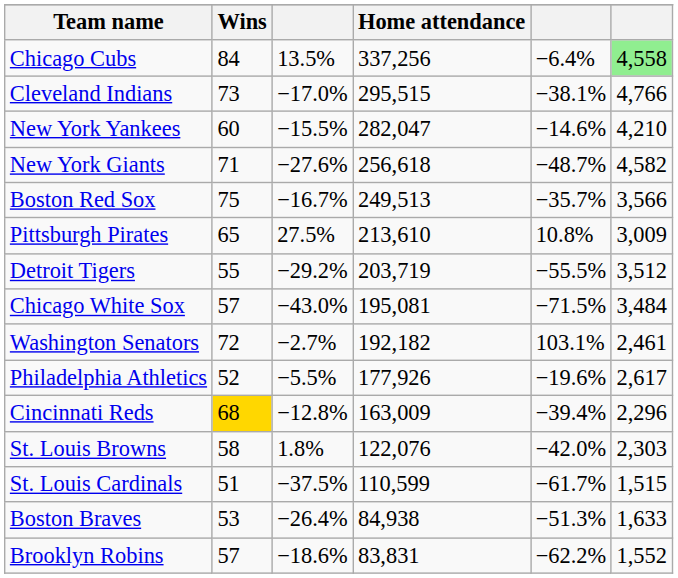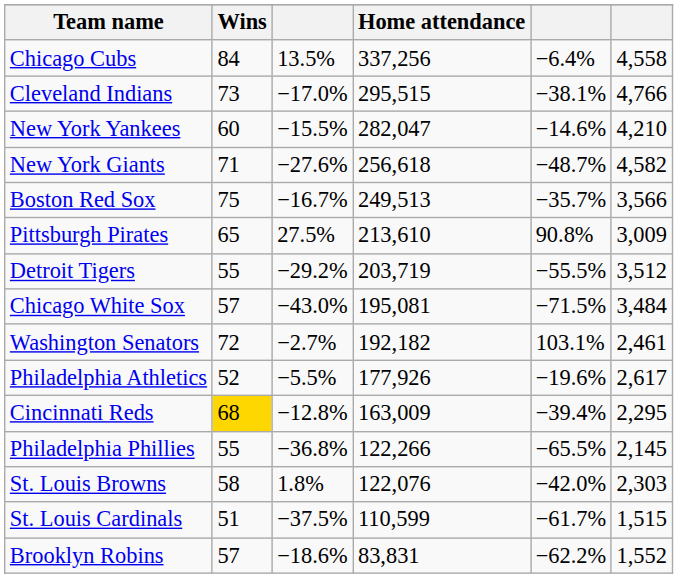(642, 57) lightgreen background -> (642, 57) no background
(565, 235) 10.8% -> (565, 235) 90.8%
(642, 413) 2,296 -> (642, 413) 2,295
+ row: (102, 448)
- row: (76, 519)
